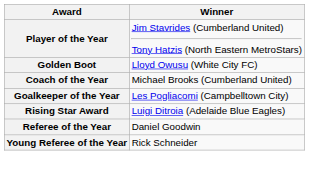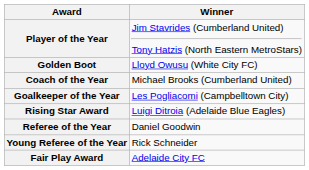+ row: (67, 158)
